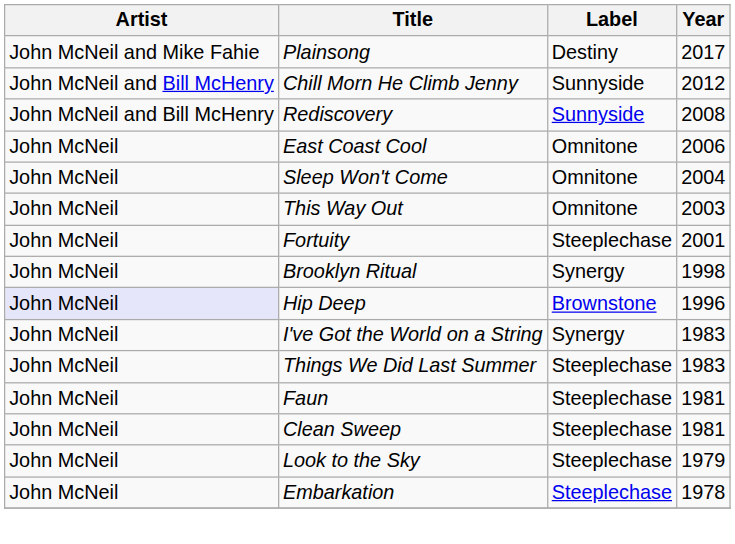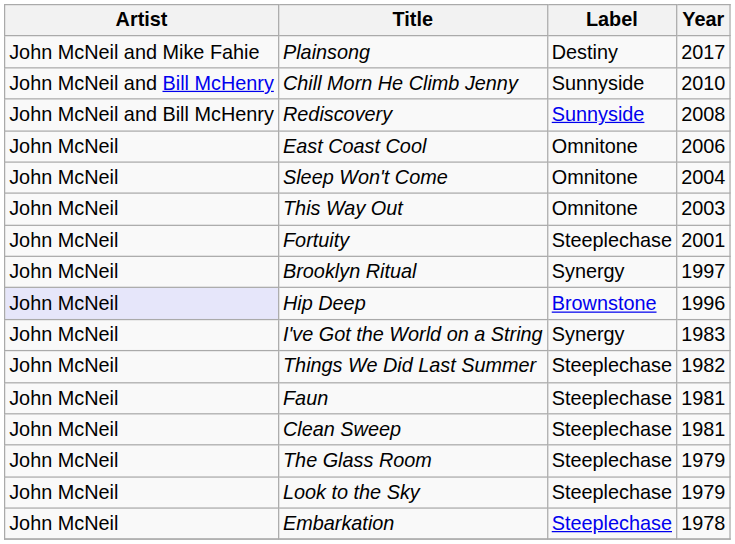(703, 83) 2012 -> (703, 83) 2010
(703, 271) 1998 -> (703, 271) 1997
(703, 366) 1983 -> (703, 366) 1982
+ row: (357, 460)
